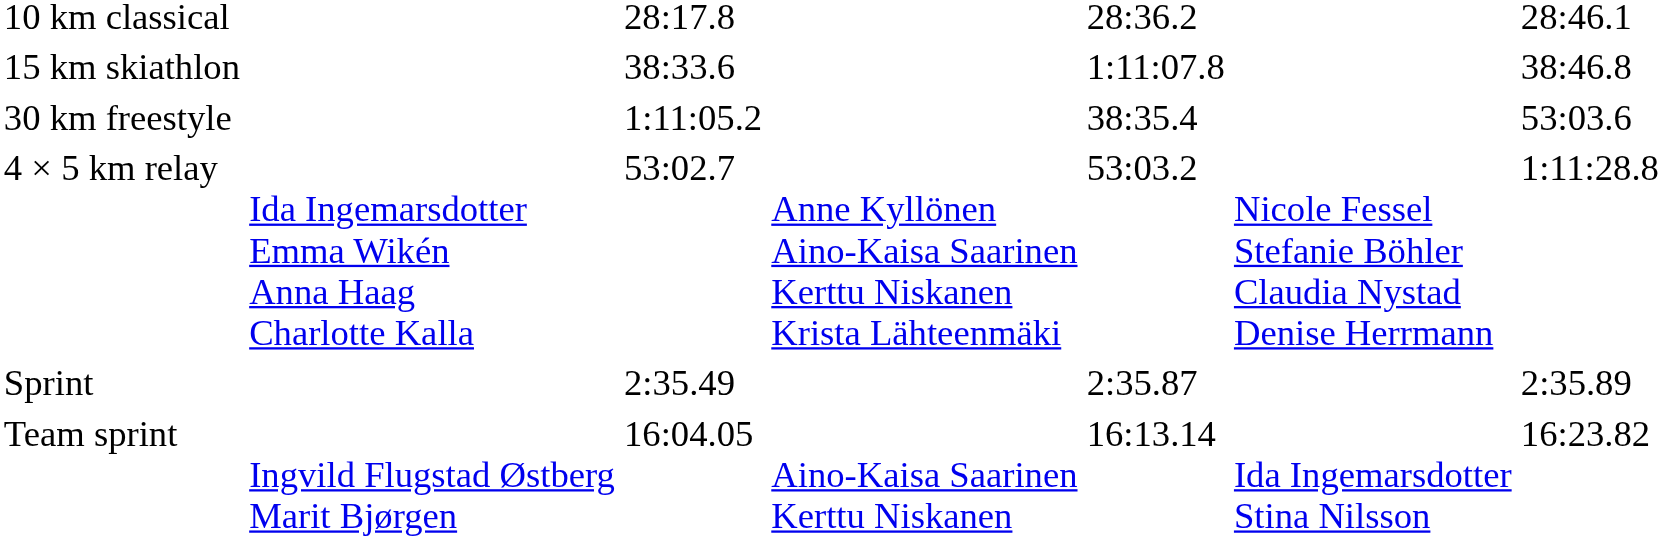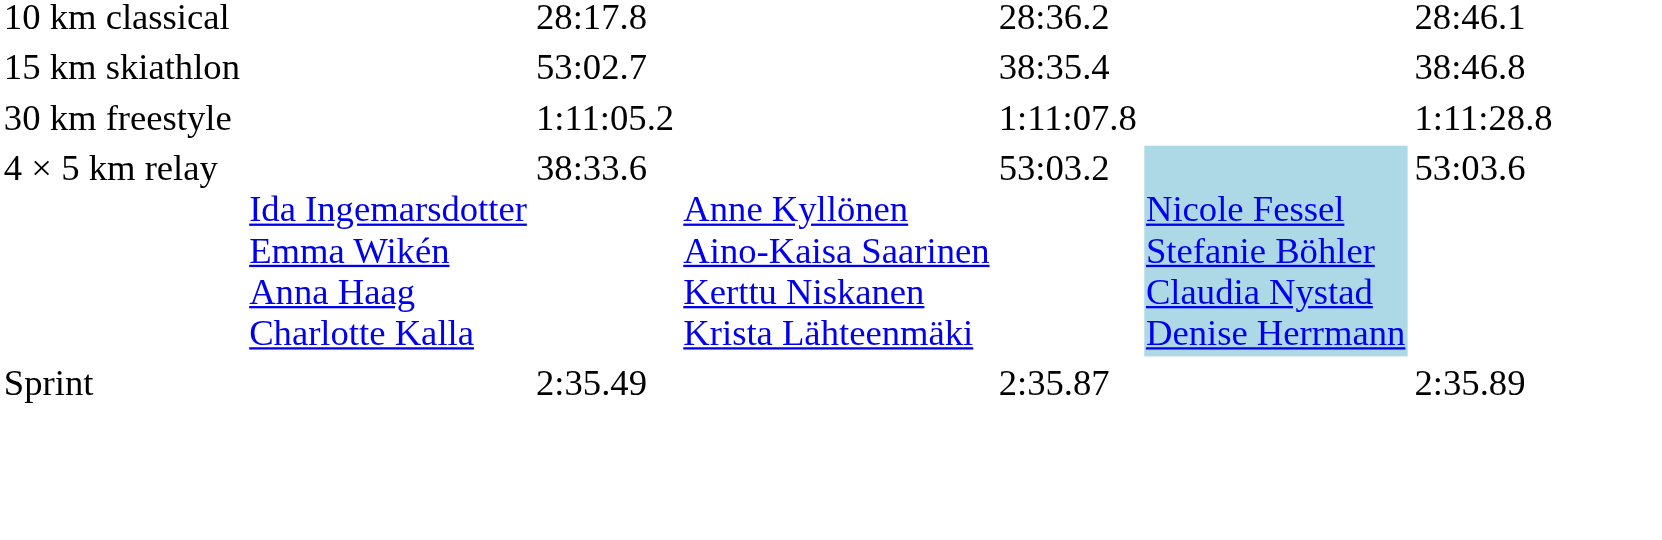(680, 67) 38:33.6 -> (592, 67) 53:02.7
(1156, 67) 1:11:07.8 -> (1054, 67) 38:35.4
(1142, 117) 38:35.4 -> (1068, 117) 1:11:07.8
(1576, 117) 53:03.6 -> (1484, 117) 1:11:28.8
(680, 167) 53:02.7 -> (592, 167) 38:33.6
(1364, 271) no background -> (1276, 271) lightblue background
(1590, 167) 1:11:28.8 -> (1470, 167) 53:03.6
- row: (91, 433)
